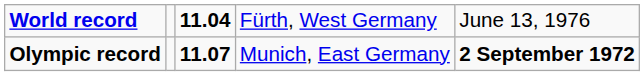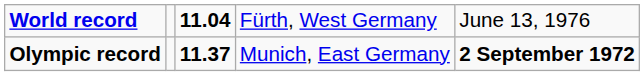(205, 53) 11.07 -> (205, 53) 11.37
